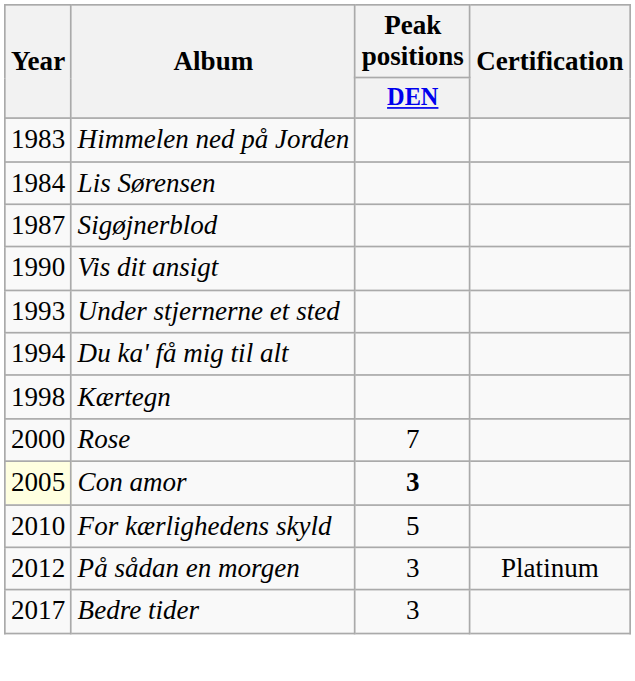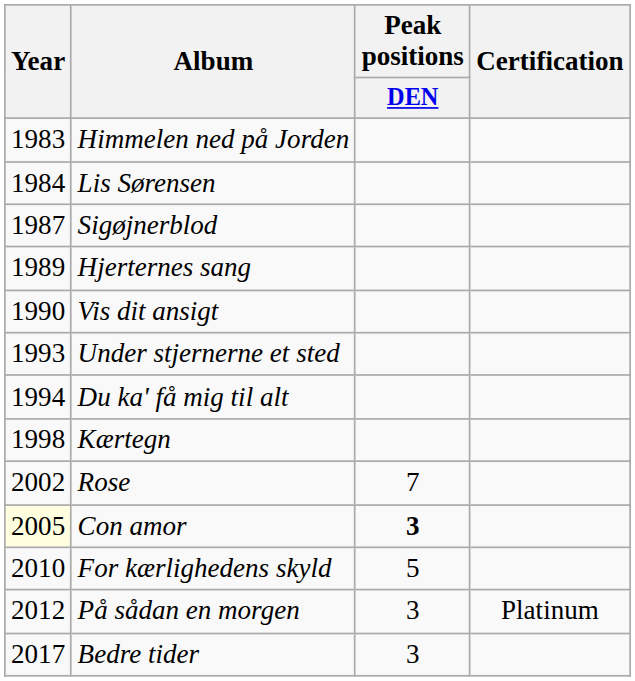+ row: (164, 268)
(38, 439) 2000 -> (38, 482) 2002
